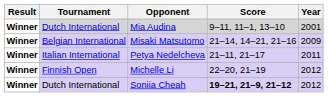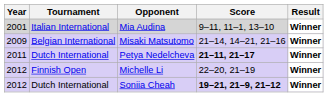columns swapped: (311, 12) <-> (22, 12)
(81, 27) Dutch International -> (70, 27) Italian International
(81, 56) Italian International -> (70, 56) Dutch International
(237, 56) normal -> (227, 56) bold
